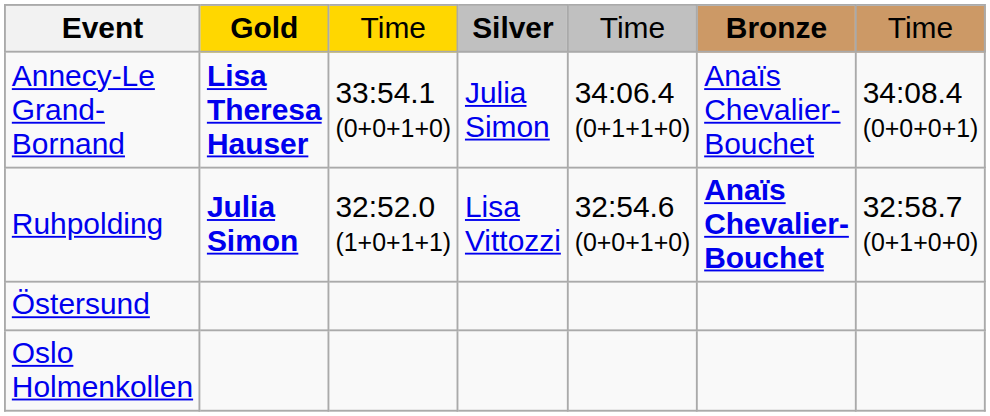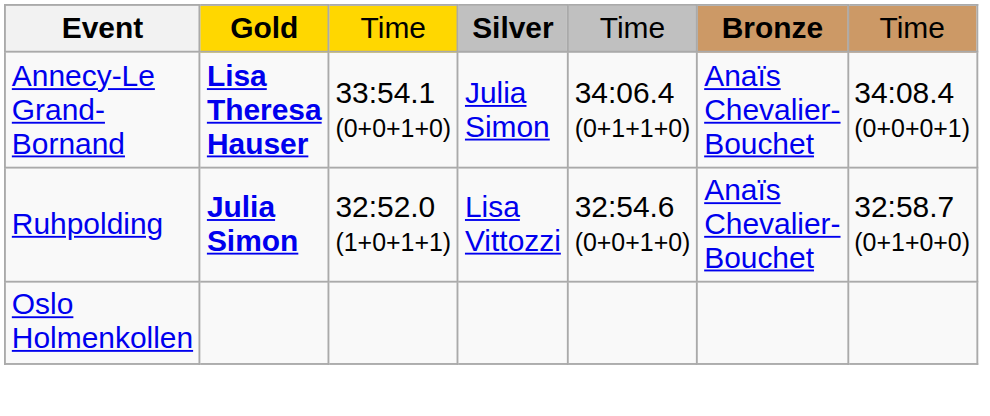(777, 224) bold -> (772, 224) normal
- row: (81, 305)
